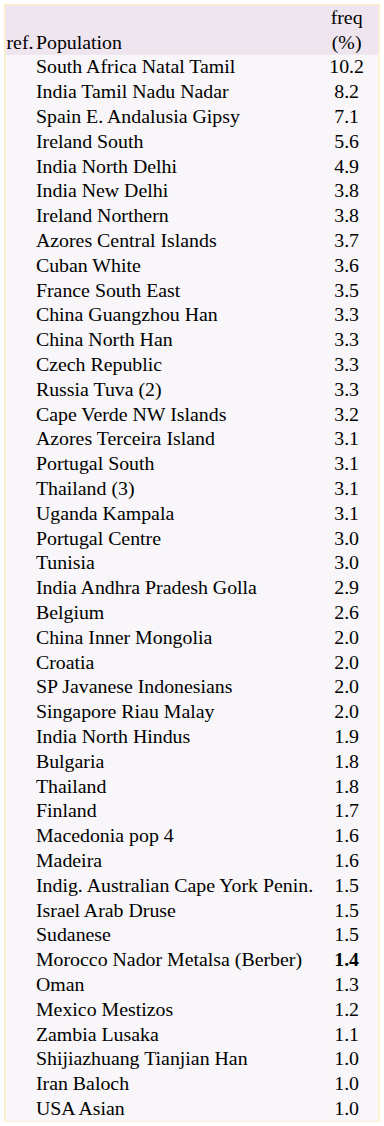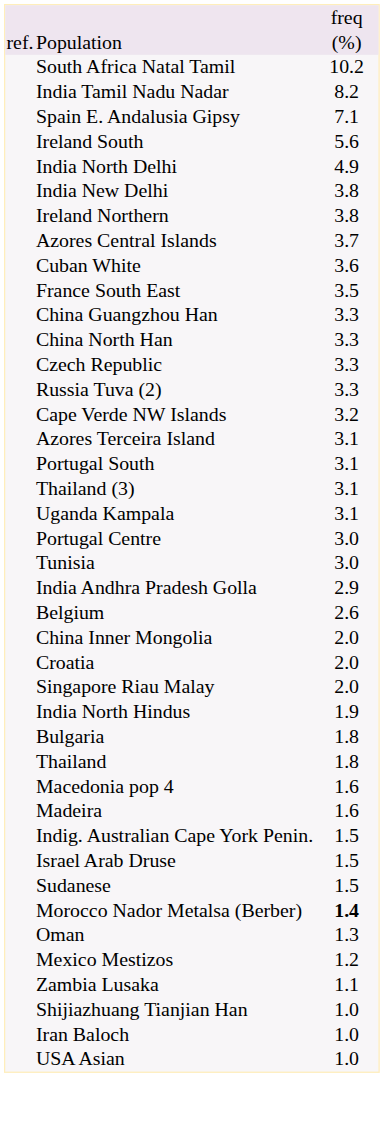- row: (134, 687)
- row: (66, 811)
